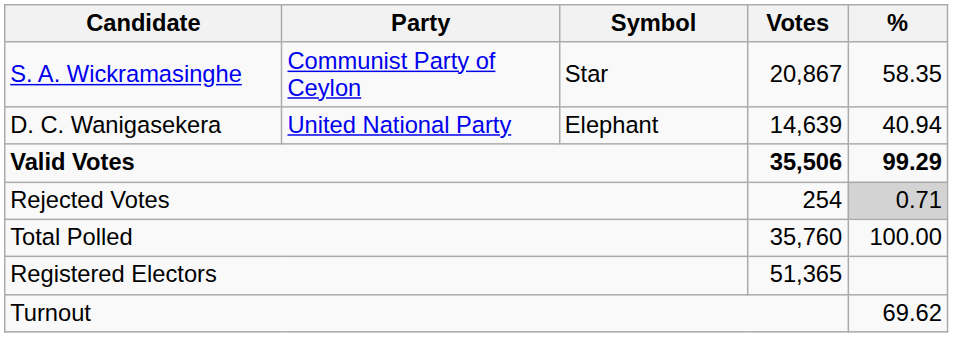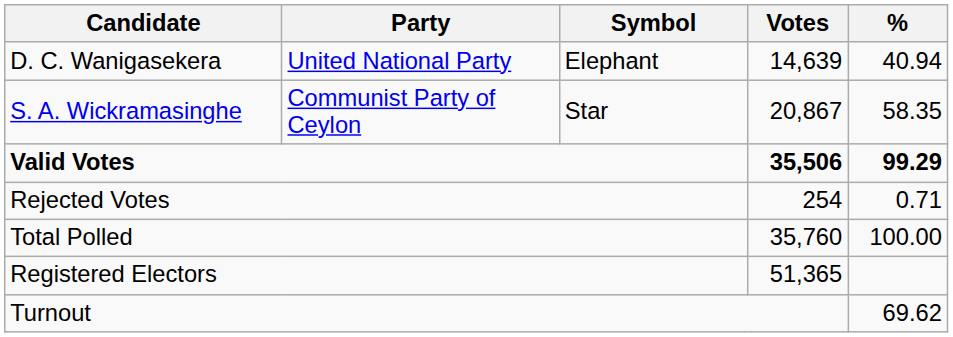rows swapped: (126, 74) <-> (116, 125)
(919, 200) lightgrey background -> (919, 200) no background
